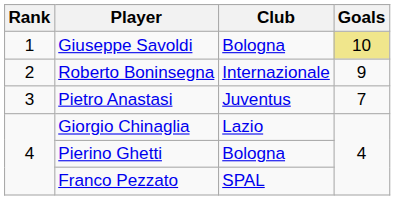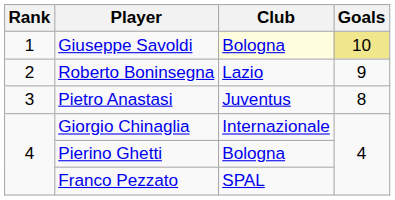(254, 45) no background -> (254, 45) lightyellow background
(276, 72) Internazionale -> (243, 72) Lazio
(361, 99) 7 -> (361, 99) 8
(243, 126) Lazio -> (276, 126) Internazionale
